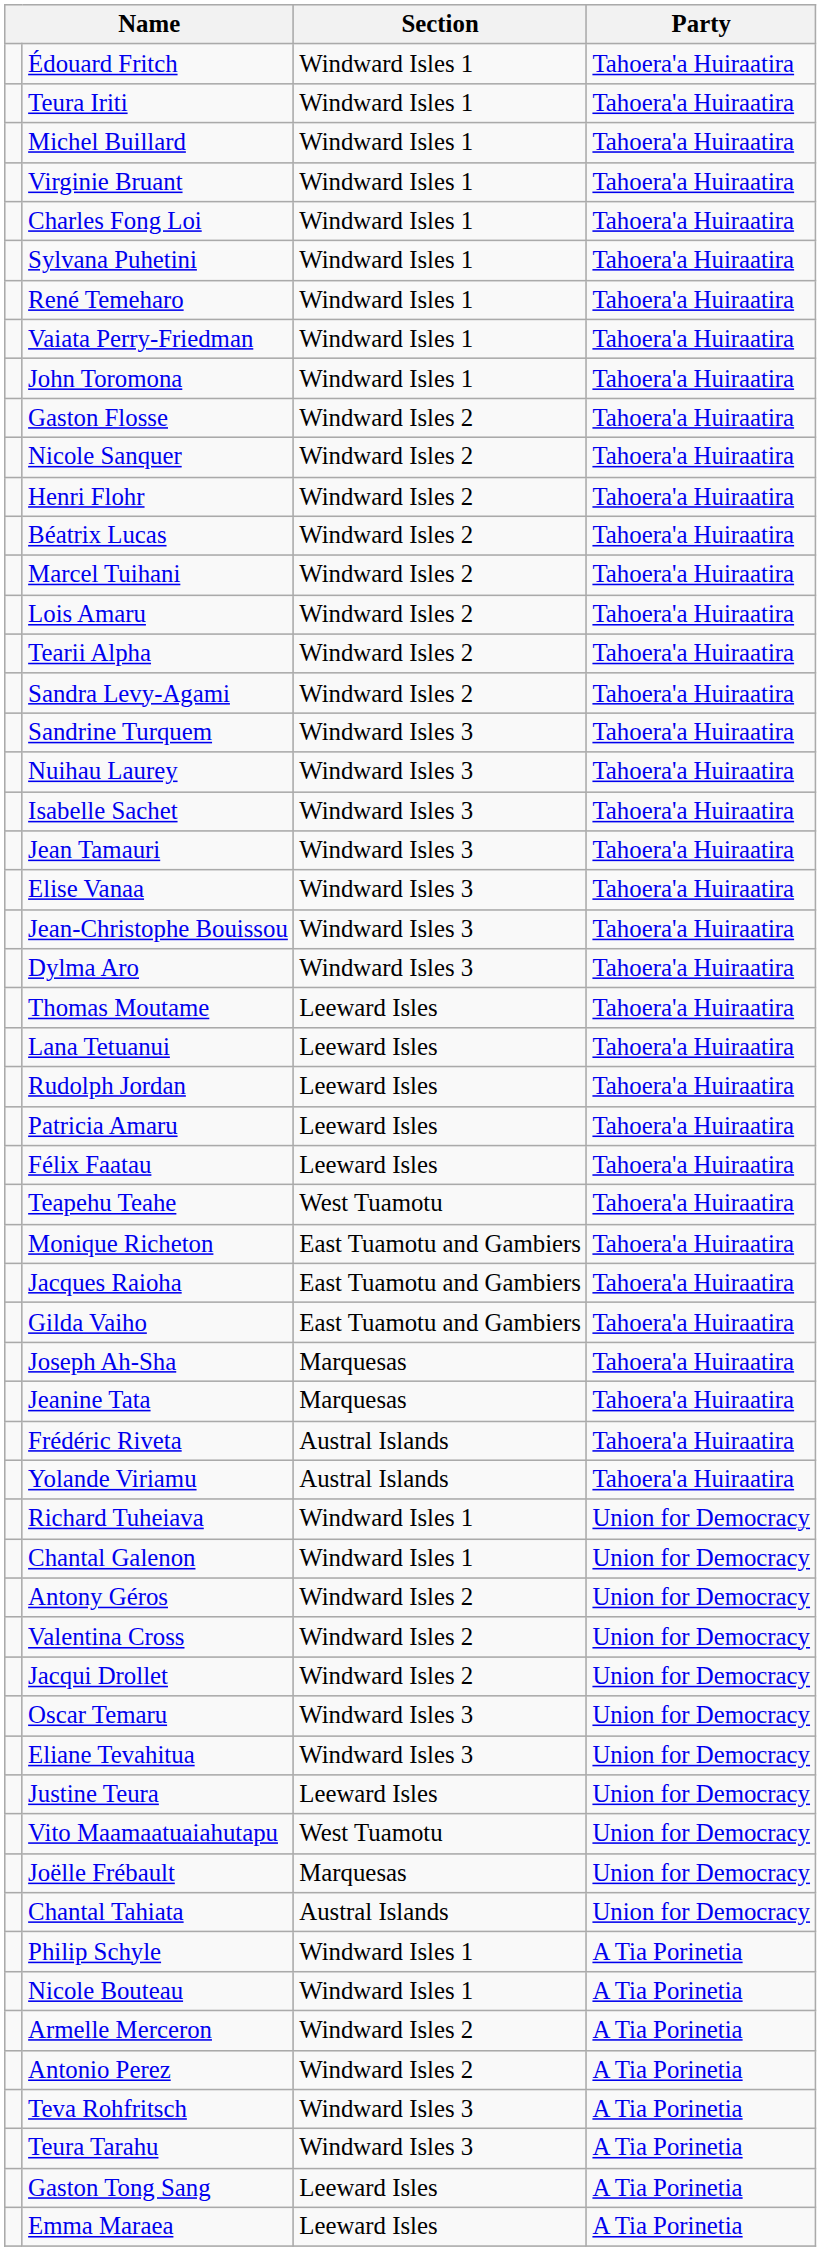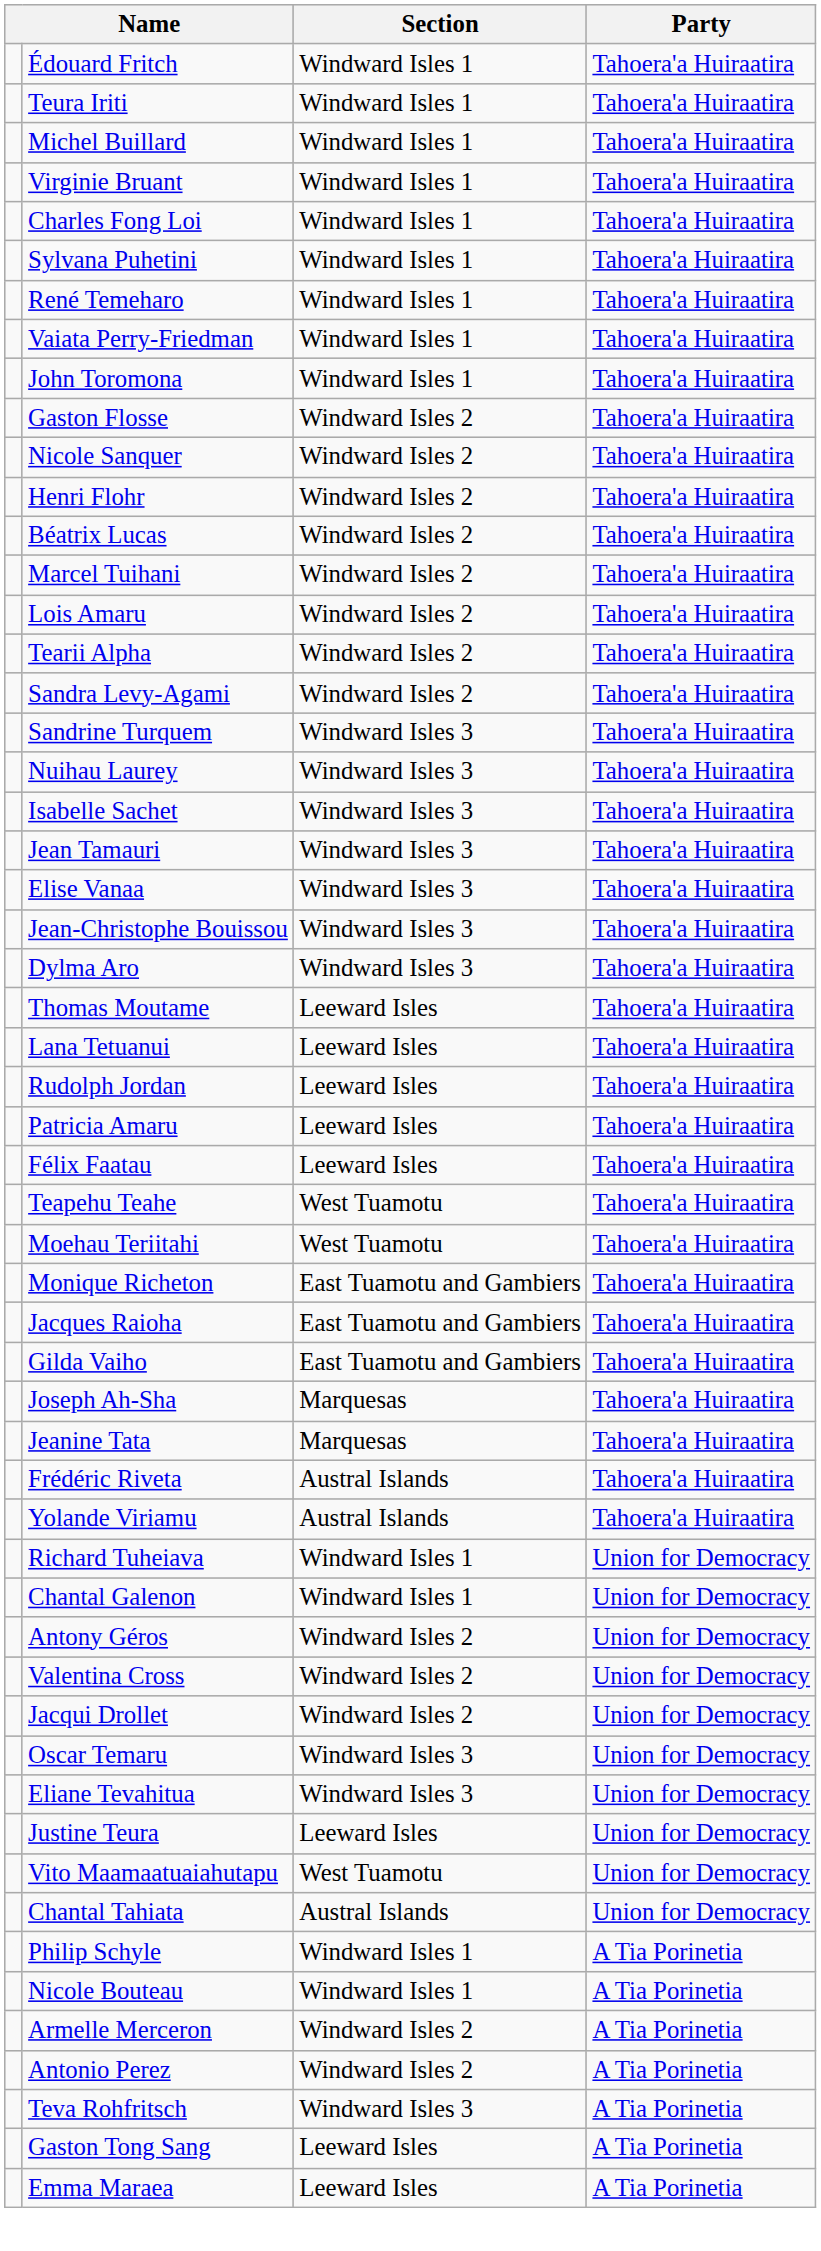+ row: (113, 1243)
- row: (101, 1872)
- row: (93, 2148)
